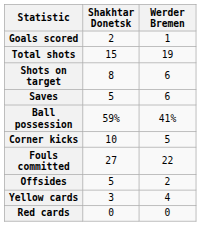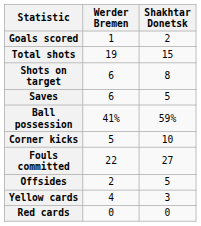columns swapped: (111, 18) <-> (168, 18)
